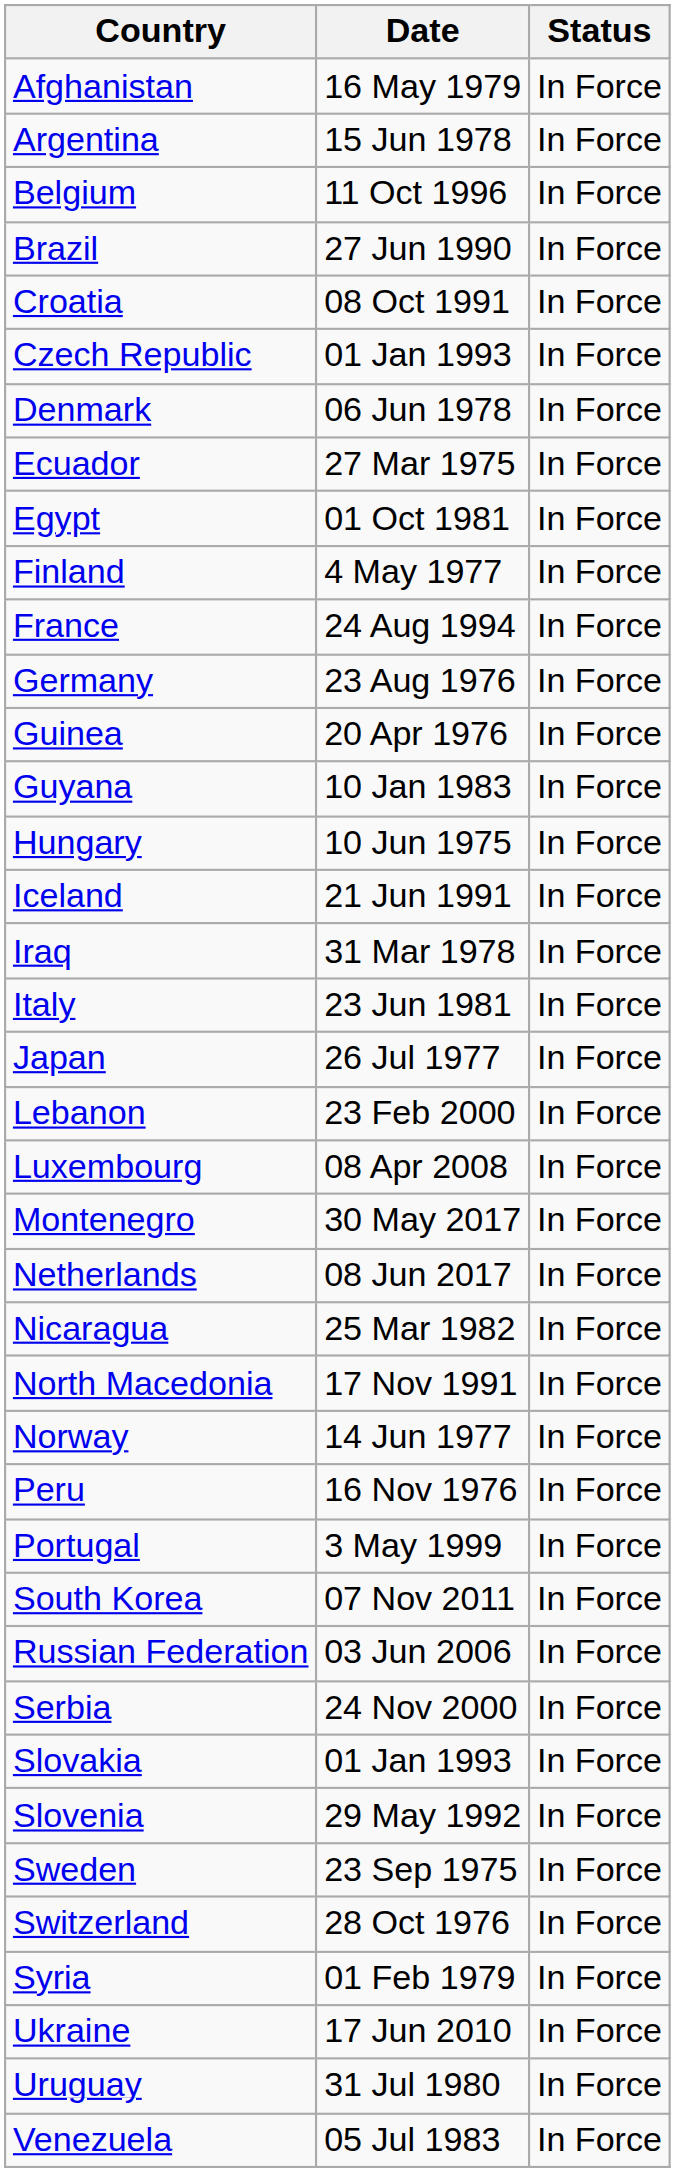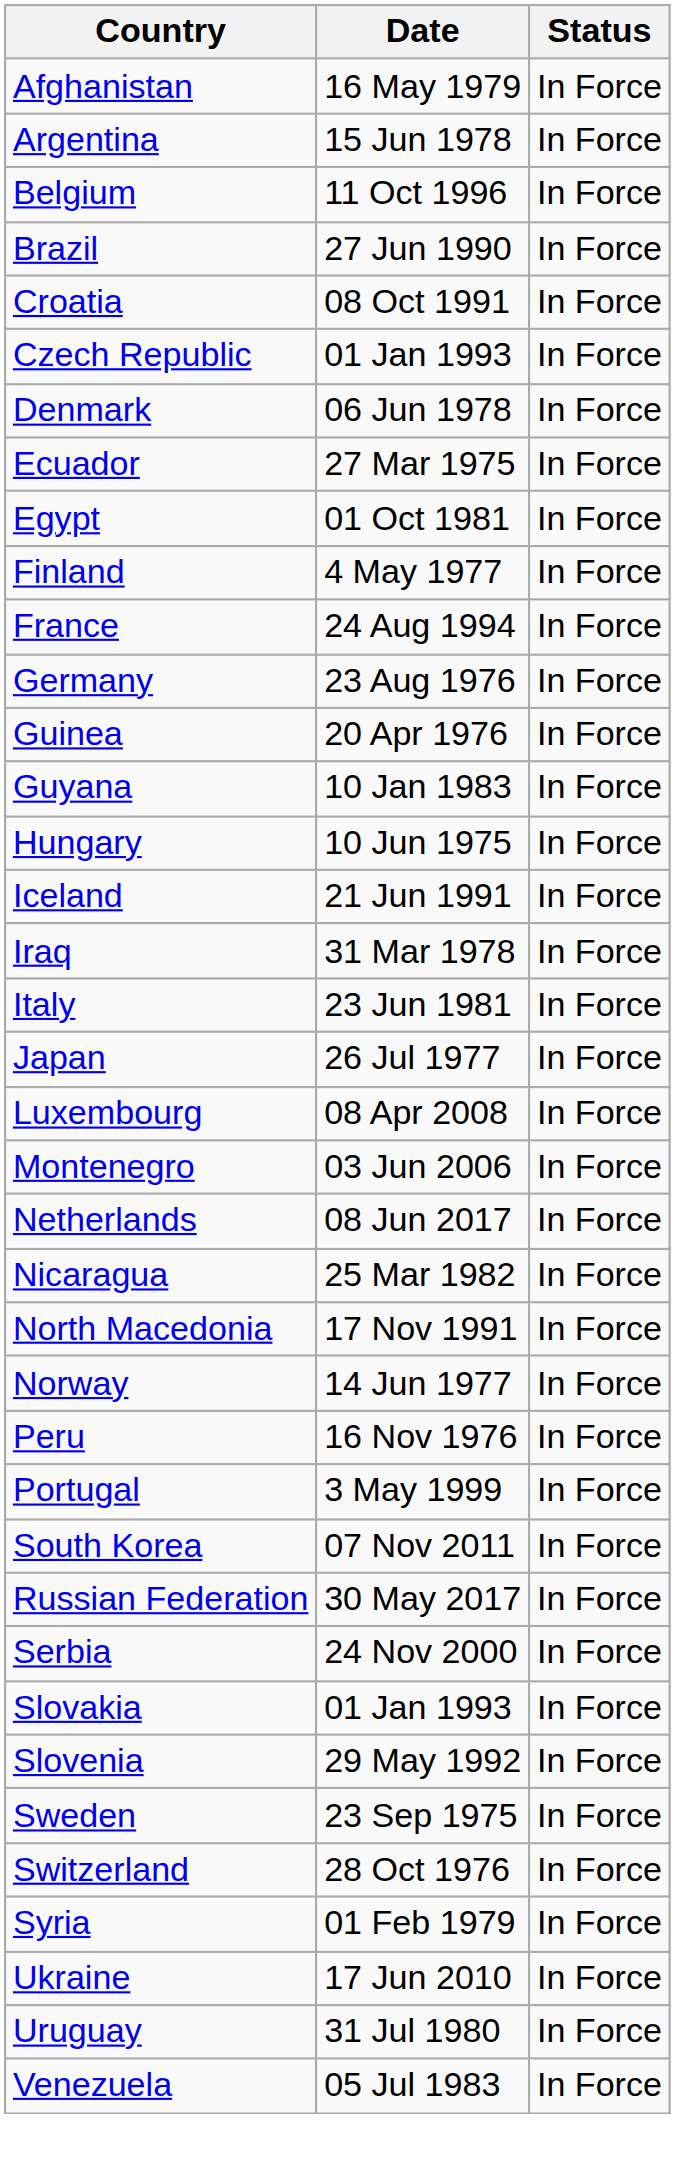- row: (79, 1112)
(423, 1220) 30 May 2017 -> (418, 1166) 03 Jun 2006
(418, 1652) 03 Jun 2006 -> (423, 1598) 30 May 2017
